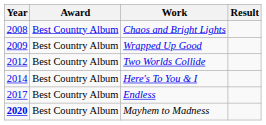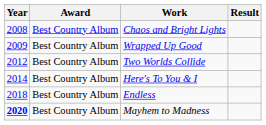(17, 95) 2017 -> (17, 95) 2018
